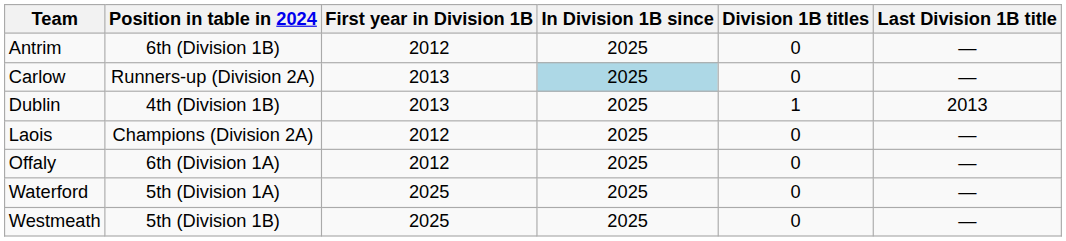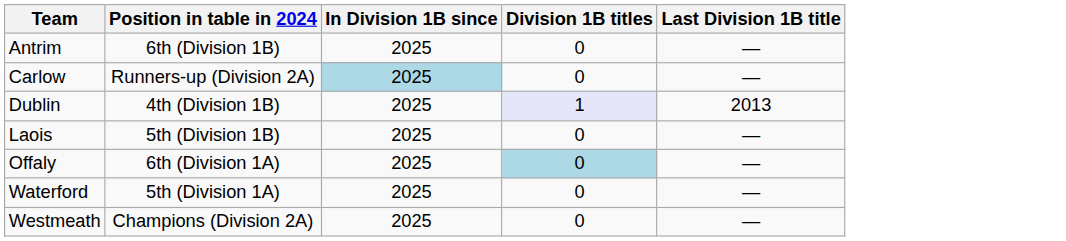- column: (429, 18)
(796, 105) no background -> (579, 105) lavender background
(213, 134) Champions (Division 2A) -> (213, 134) 5th (Division 1B)
(796, 163) no background -> (579, 163) lightblue background
(213, 221) 5th (Division 1B) -> (213, 221) Champions (Division 2A)
